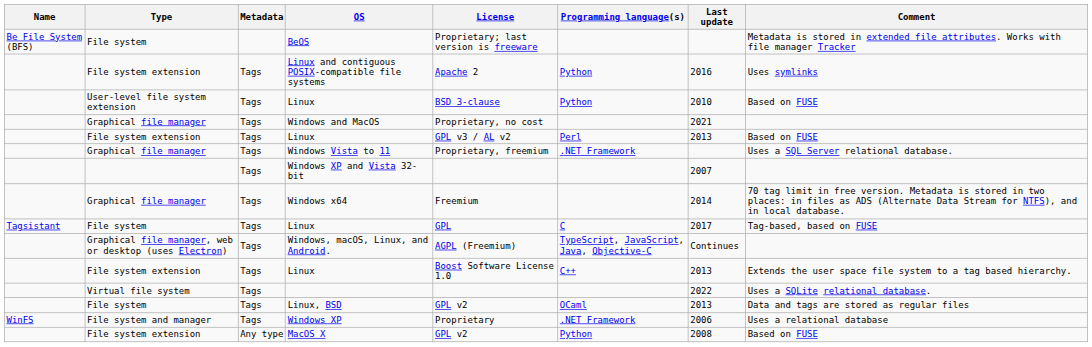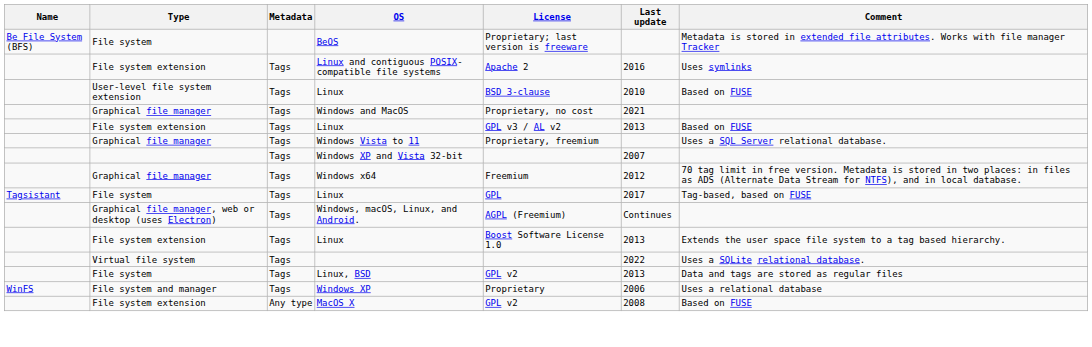- column: (623, 17)
(701, 201) 2014 -> (634, 175) 2012
